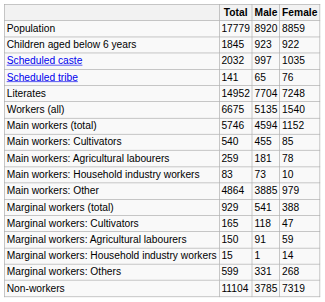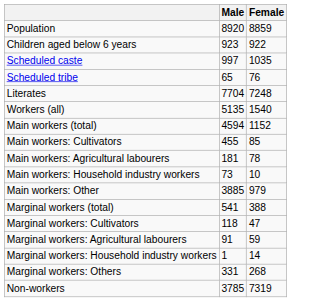- column: (236, 12)
